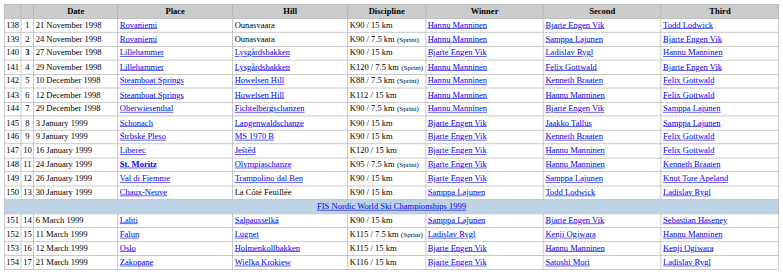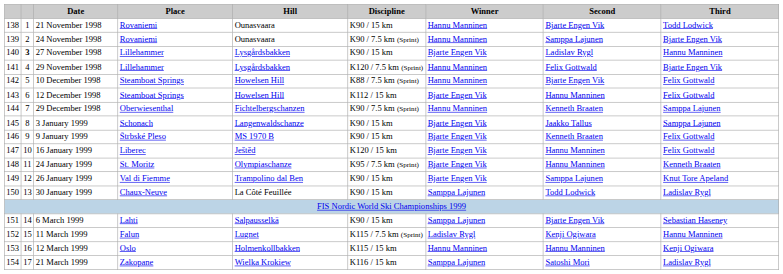(574, 80) Kenneth Braaten -> (575, 80) Bjarte Engen Vik
(457, 94) Hannu Manninen -> (457, 94) Bjarte Engen Vik
(575, 108) Bjarte Engen Vik -> (574, 108) Kenneth Braaten
(138, 164) bold -> (137, 164) normal
(457, 248) Bjarte Engen Vik -> (457, 248) Hannu Manninen
(457, 262) Bjarte Engen Vik -> (456, 262) Samppa Lajunen
